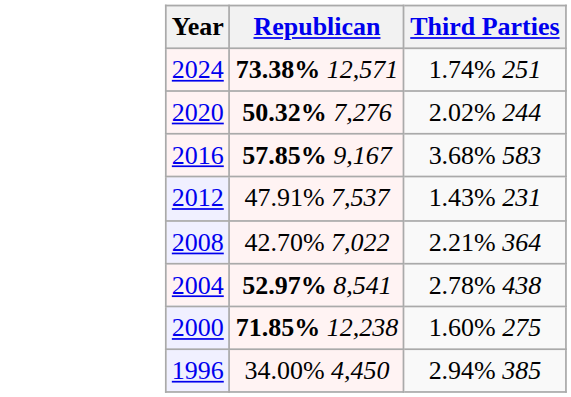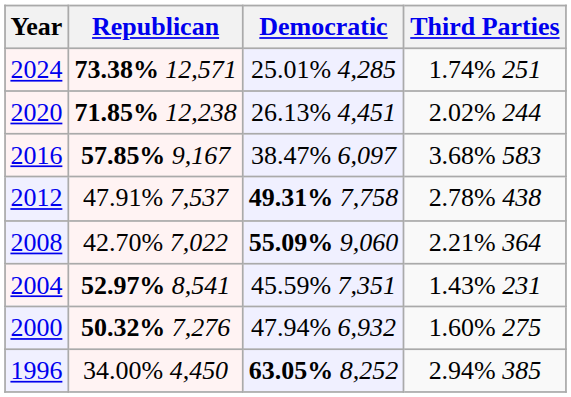+ column: (323, 26)
(317, 112) 50.32% 7,276 -> (156, 112) 71.85% 12,238
(485, 198) 1.43% 231 -> (485, 198) 2.78% 438
(485, 284) 2.78% 438 -> (485, 284) 1.43% 231
(317, 326) 71.85% 12,238 -> (156, 326) 50.32% 7,276
